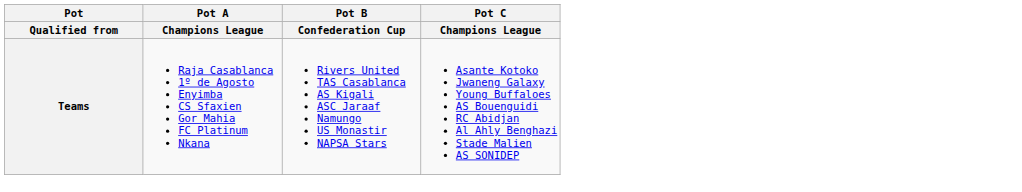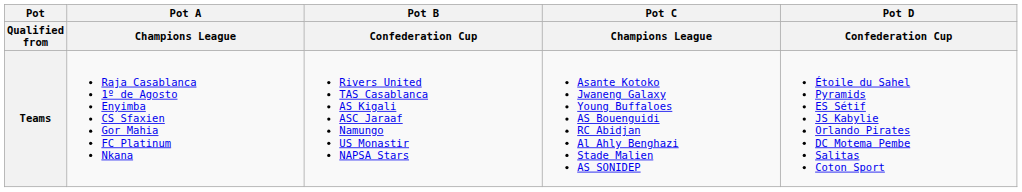+ column: (899, 36)
